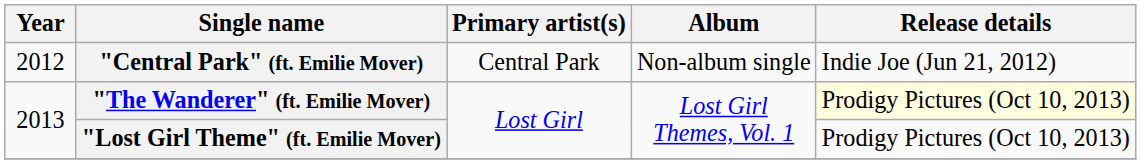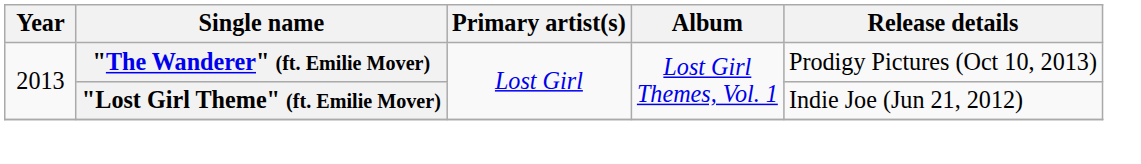- row: (261, 61)
(976, 100) lightyellow background -> (943, 61) no background
(976, 138) Prodigy Pictures (Oct 10, 2013) -> (906, 100) Indie Joe (Jun 21, 2012)
